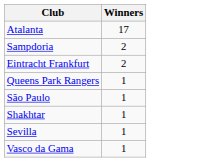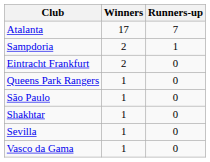+ column: (176, 13)
